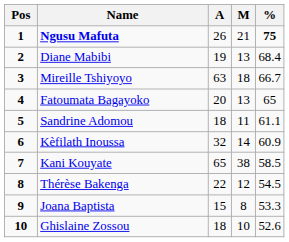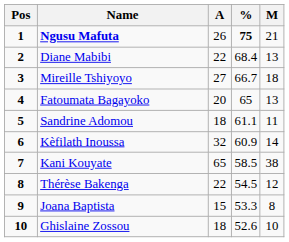columns swapped: (244, 15) <-> (270, 15)
(220, 57) 19 -> (220, 57) 22
(220, 78) 63 -> (220, 78) 27
